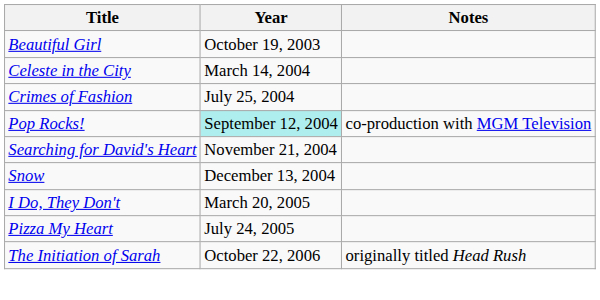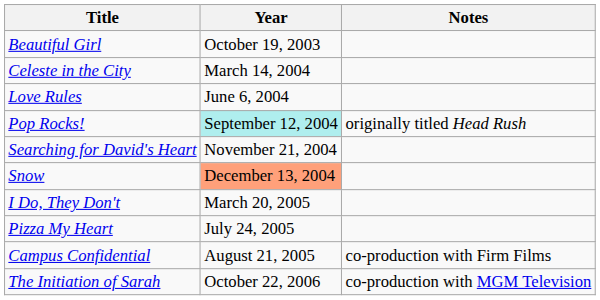+ row: (45, 96)
- row: (70, 96)
(468, 123) co-production with MGM Television -> (436, 123) originally titled Head Rush
(270, 176) no background -> (270, 176) lightsalmon background
+ row: (79, 255)
(436, 255) originally titled Head Rush -> (468, 281) co-production with MGM Television
